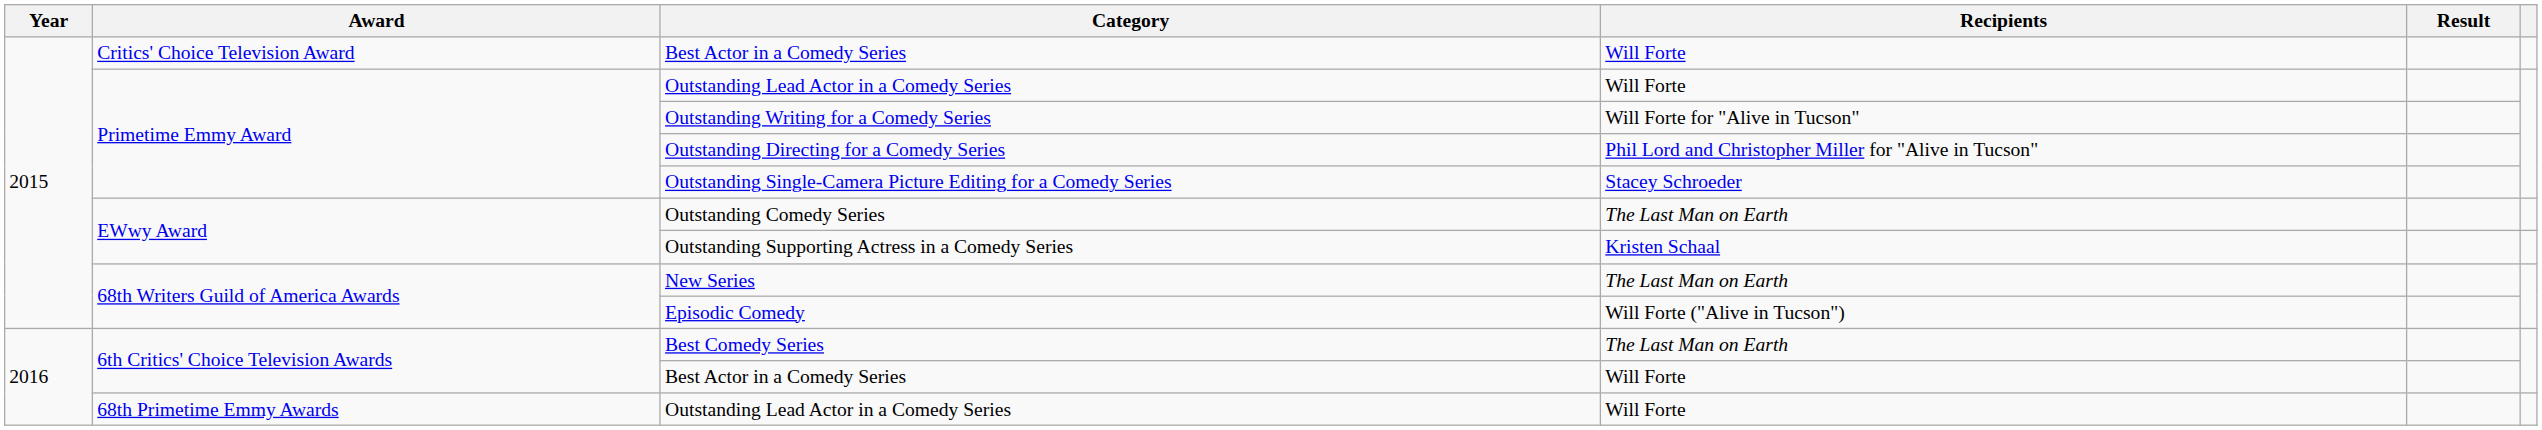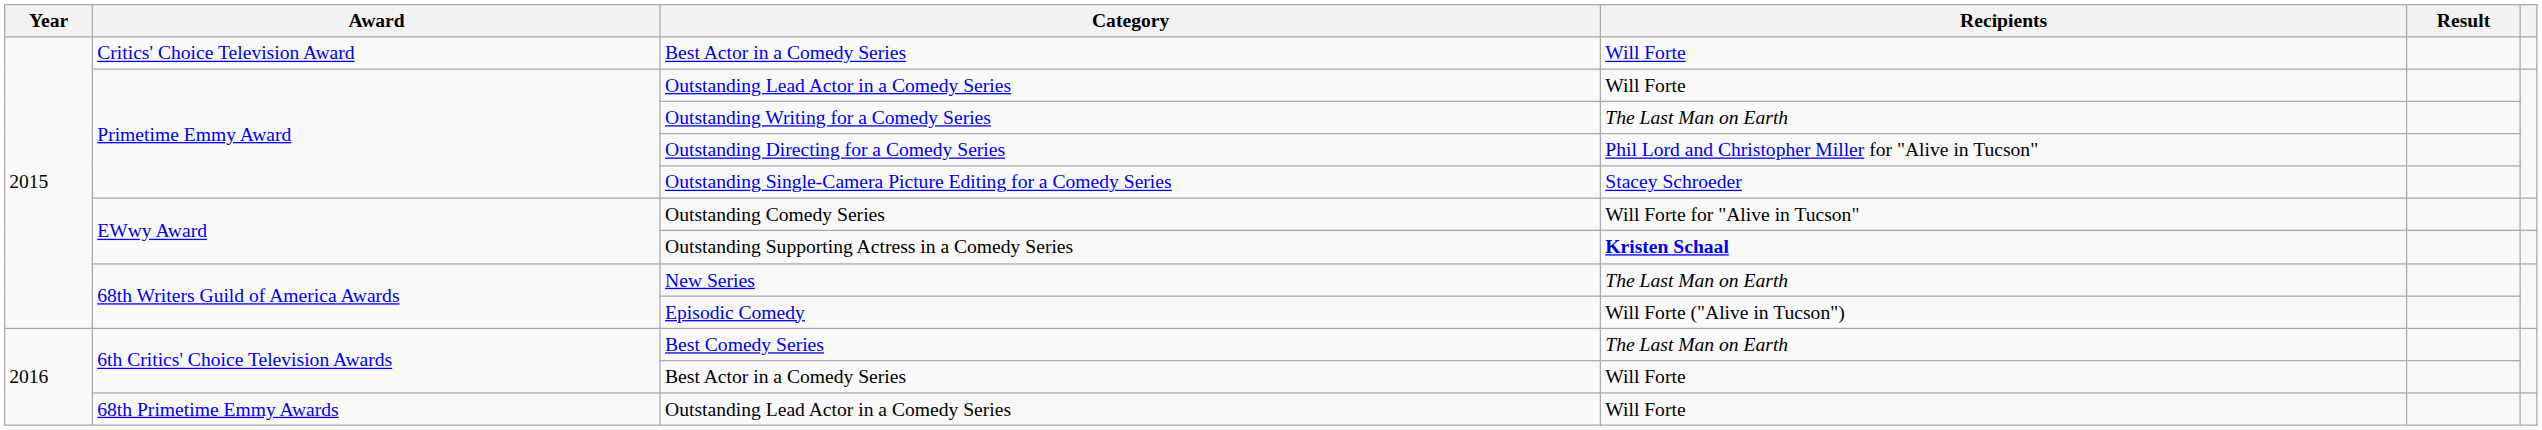(1732, 117) Will Forte for "Alive in Tucson" -> (1697, 117) The Last Man on Earth
(1697, 214) The Last Man on Earth -> (1732, 214) Will Forte for "Alive in Tucson"
(1663, 247) normal -> (1667, 247) bold
